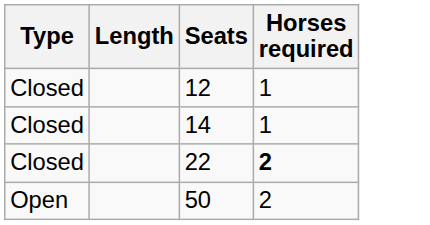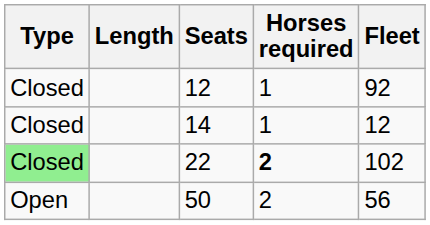+ column: (392, 36)
(47, 162) no background -> (47, 162) lightgreen background
